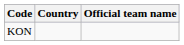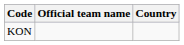columns swapped: (130, 13) <-> (58, 13)
